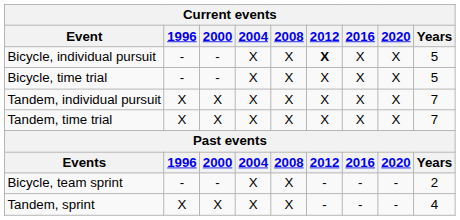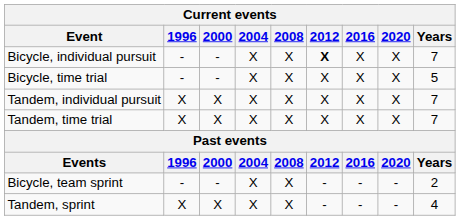(435, 57) 5 -> (435, 57) 7
